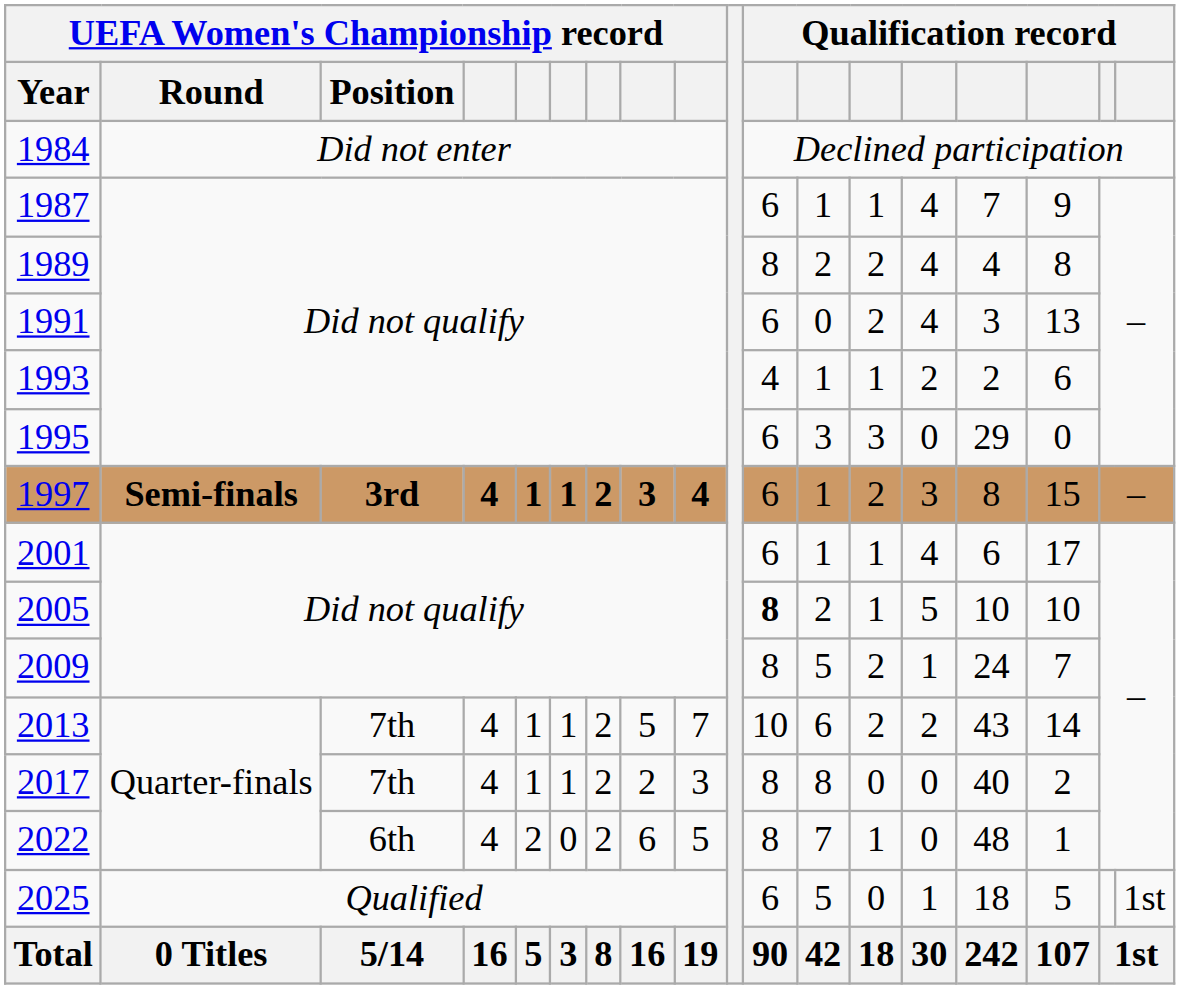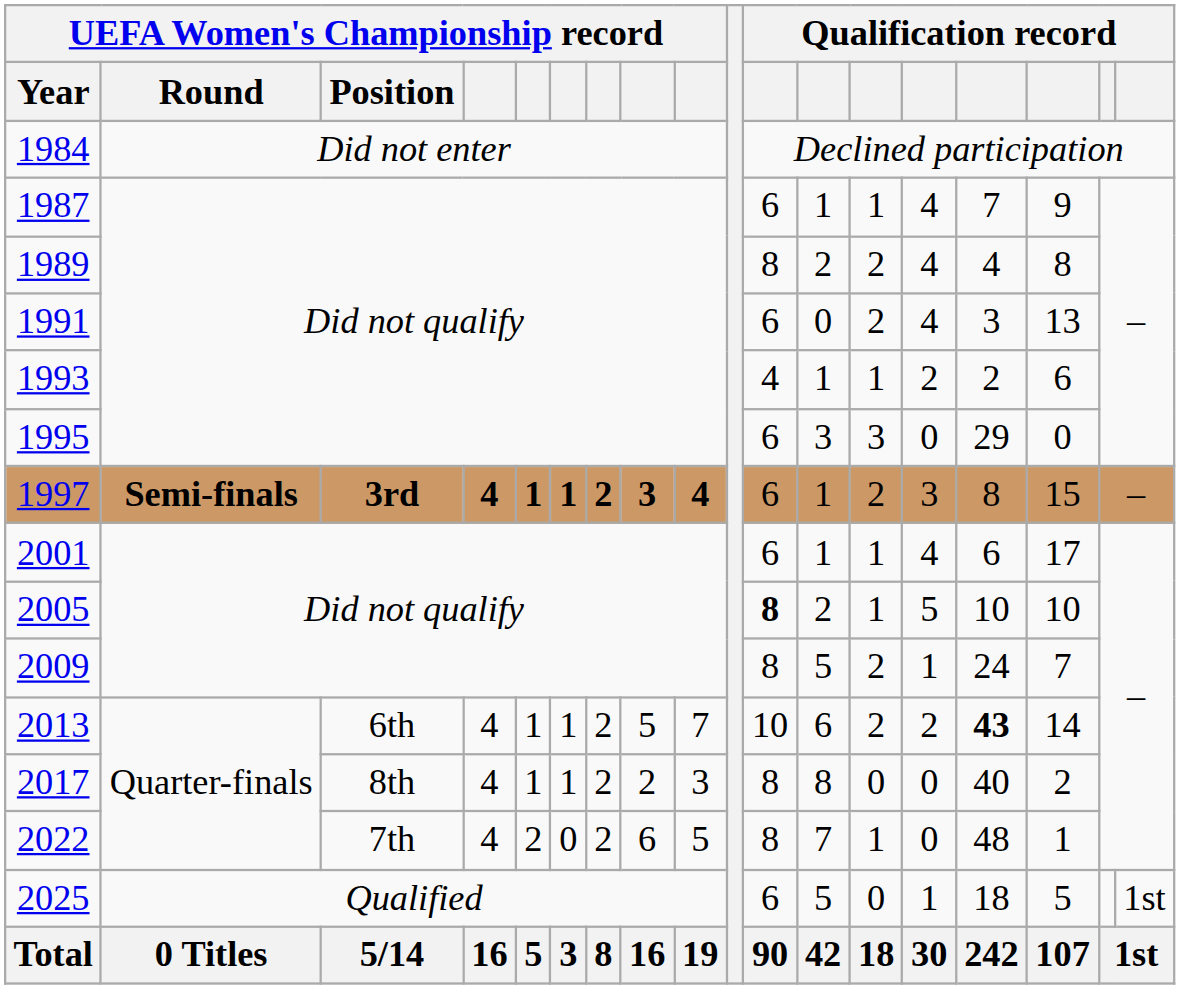(392, 724) 7th -> (392, 724) 6th
(991, 724) normal -> (991, 724) bold
(392, 782) 7th -> (392, 782) 8th
(392, 839) 6th -> (392, 839) 7th
